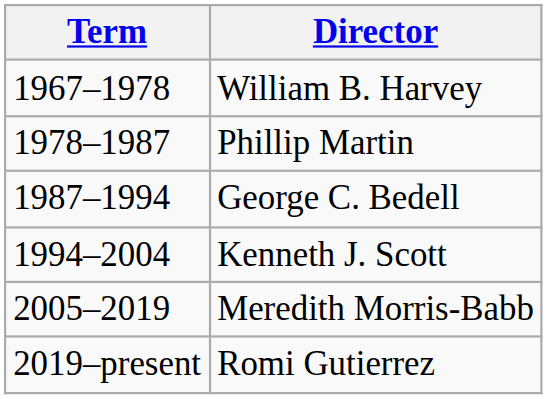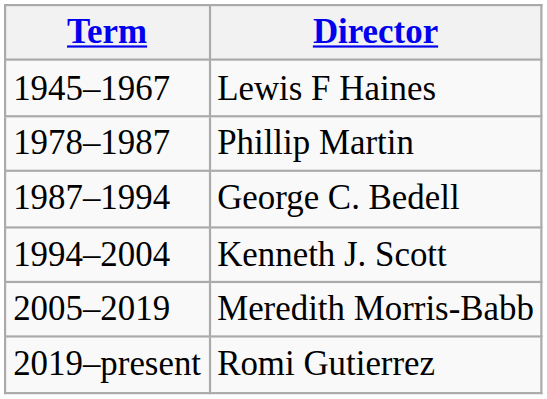+ row: (327, 87)
- row: (350, 87)
